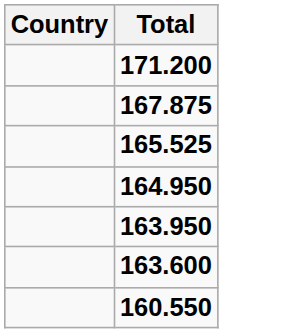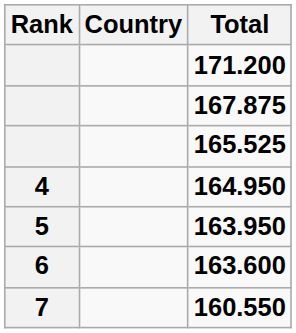+ column: (42, 24)
